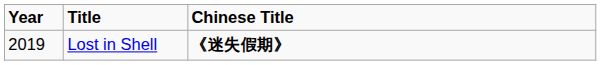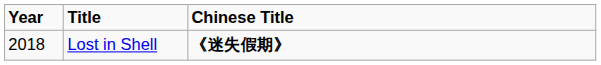(27, 45) 2019 -> (27, 45) 2018
